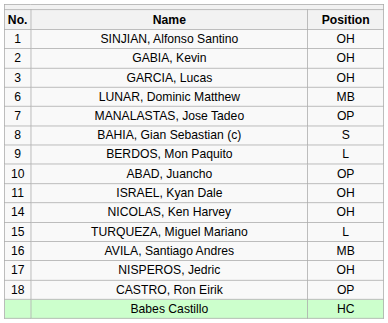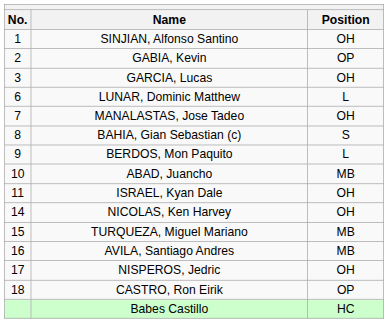(346, 58) OH -> (346, 58) OP
(346, 96) MB -> (346, 96) L
(346, 116) OP -> (346, 116) OH
(346, 174) OP -> (346, 174) MB
(346, 231) L -> (346, 231) MB
